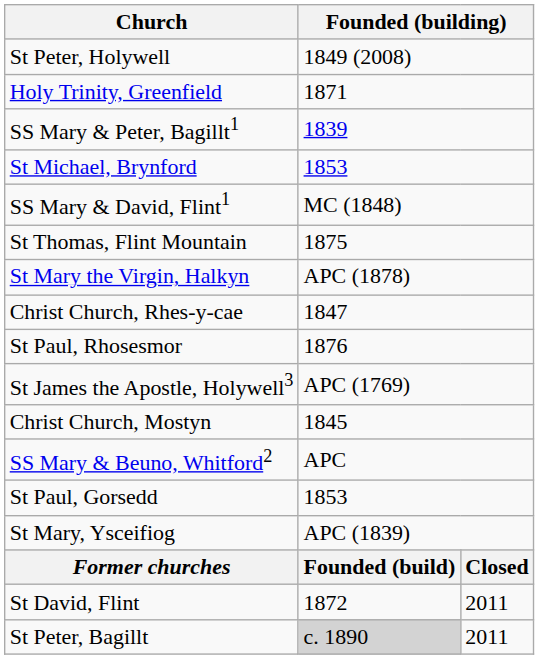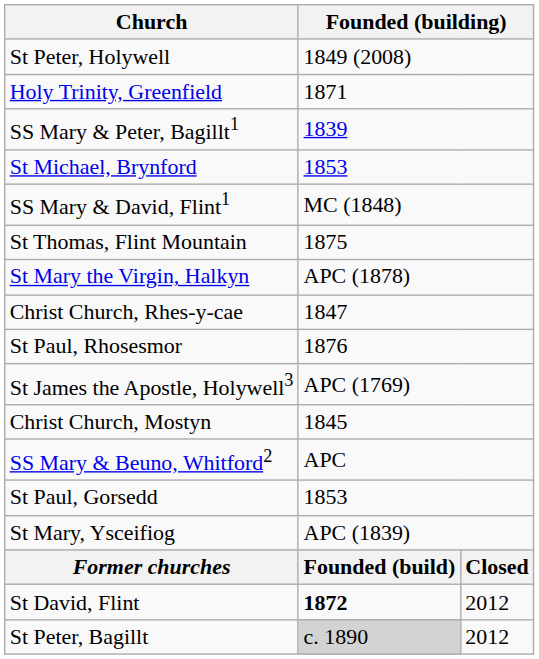(326, 601) normal -> (326, 601) bold
(487, 601) 2011 -> (487, 601) 2012
(487, 636) 2011 -> (487, 636) 2012
